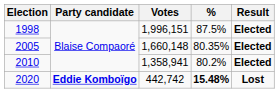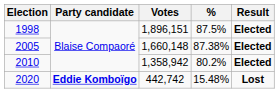(165, 29) 1,996,151 -> (165, 29) 1,896,151
(211, 46) 80.35% -> (211, 46) 87.38%
(165, 63) 1,358,941 -> (165, 63) 1,358,942
(211, 79) bold -> (211, 79) normal
